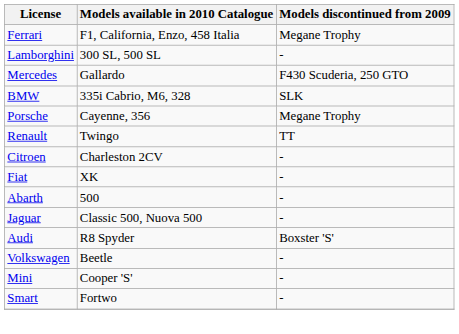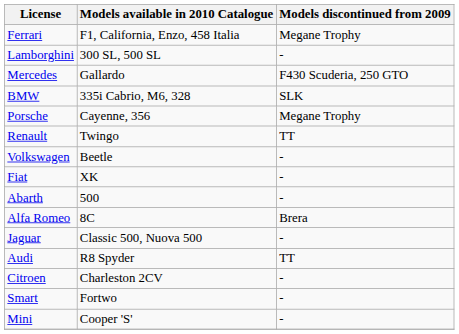rows swapped: (39, 258) <-> (27, 156)
+ row: (39, 217)
(307, 237) Boxster 'S' -> (287, 258) TT
rows swapped: (20, 278) <-> (23, 298)
